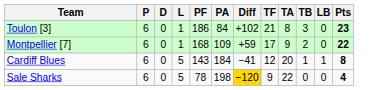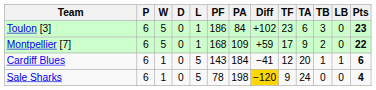+ column: (163, 12)
(270, 28) 21 -> (287, 28) 23
(287, 28) 8 -> (305, 28) 6
(343, 61) 8 -> (361, 61) 6
(287, 77) 22 -> (305, 77) 24
